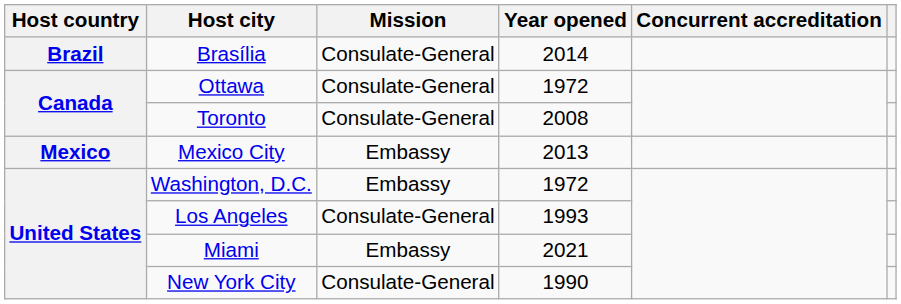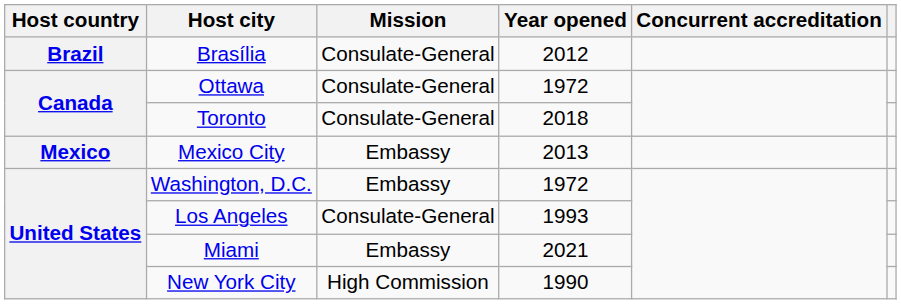(565, 53) 2014 -> (565, 53) 2012
(565, 119) 2008 -> (565, 119) 2018
(408, 282) Consulate-General -> (408, 282) High Commission
